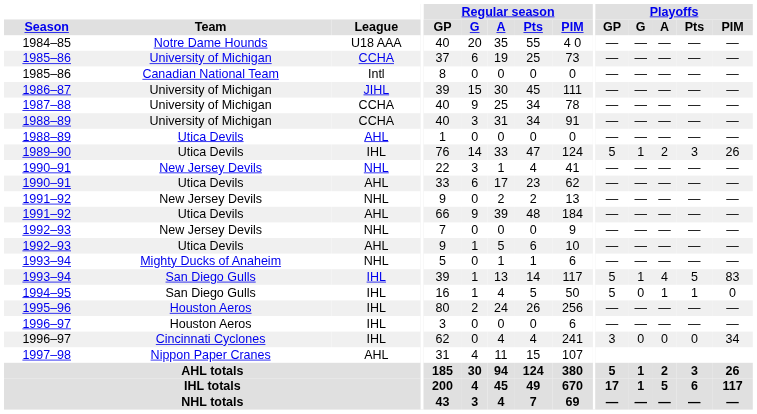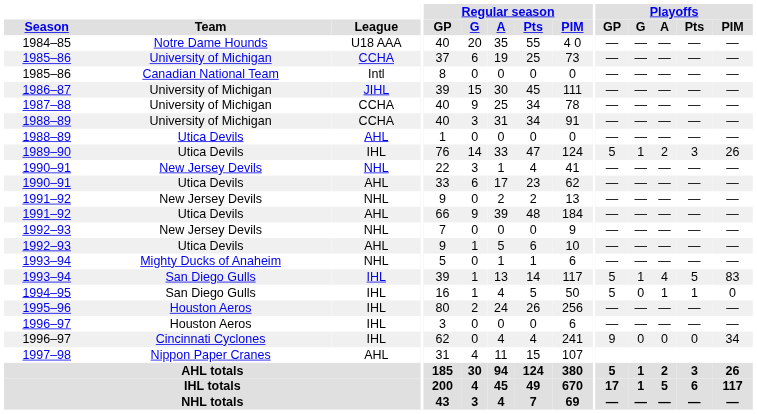(612, 339) 3 -> (612, 339) 9
